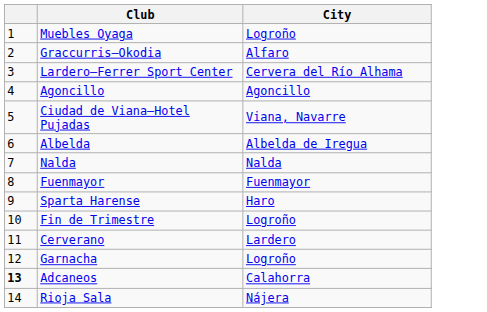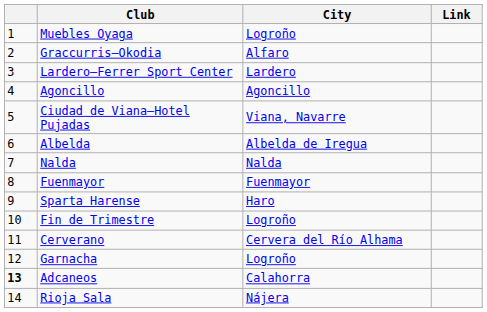+ column: (456, 14)
(324, 72) Cervera del Río Alhama -> (271, 72) Lardero
(271, 240) Lardero -> (324, 240) Cervera del Río Alhama
